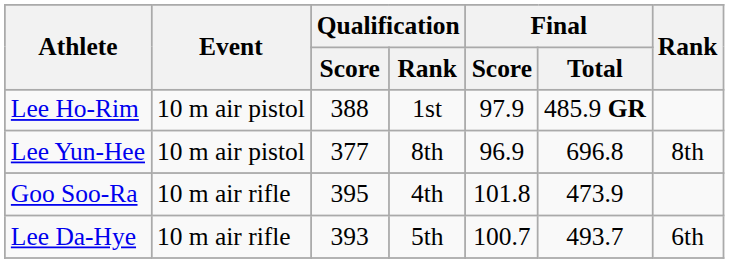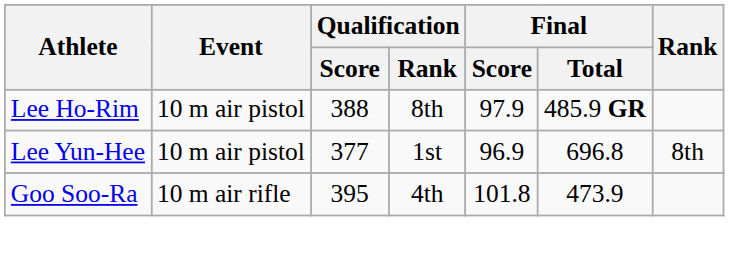(427, 109) 1st -> (427, 109) 8th
(427, 152) 8th -> (427, 152) 1st
- row: (73, 236)
